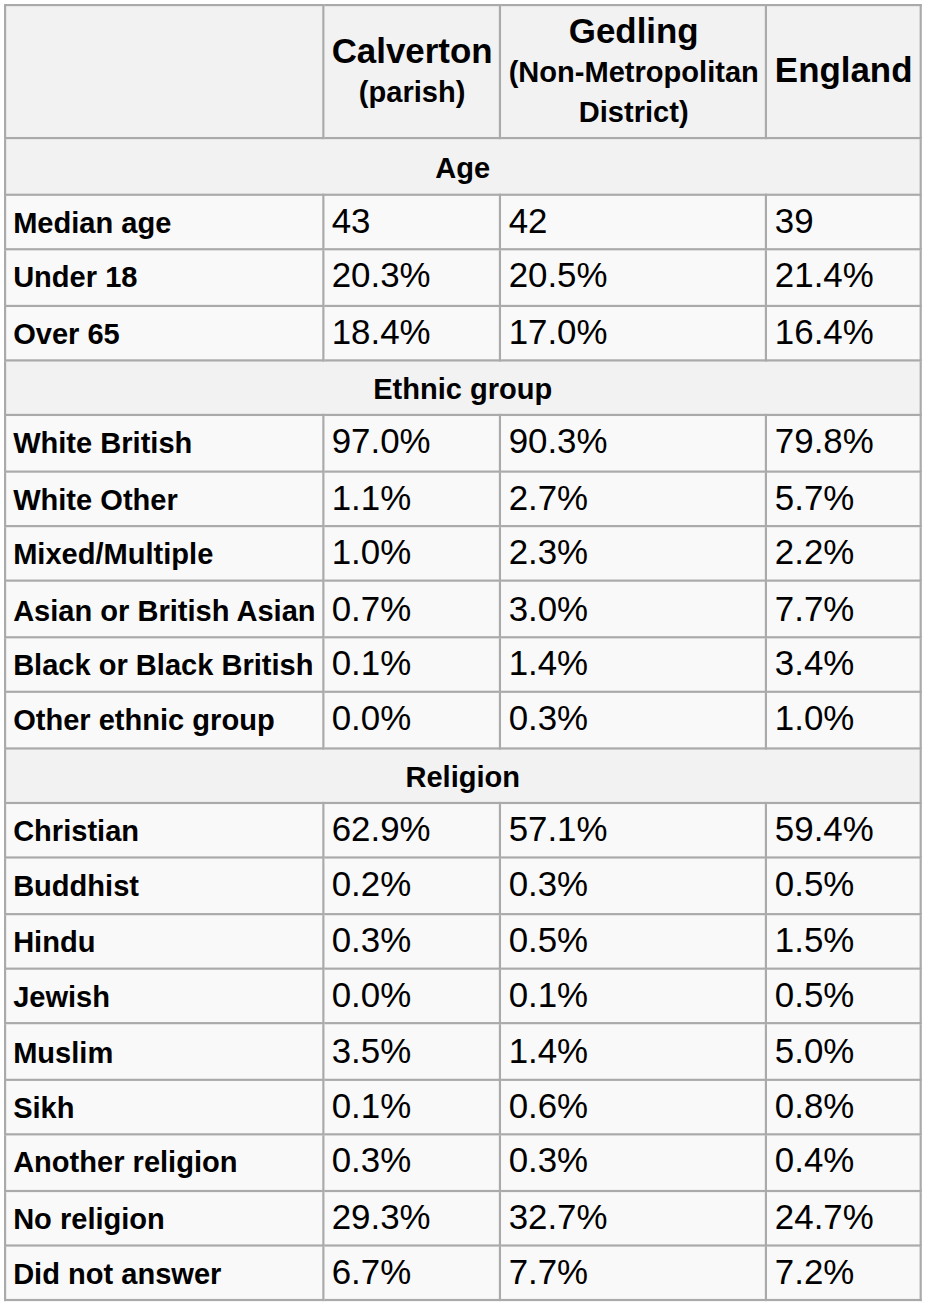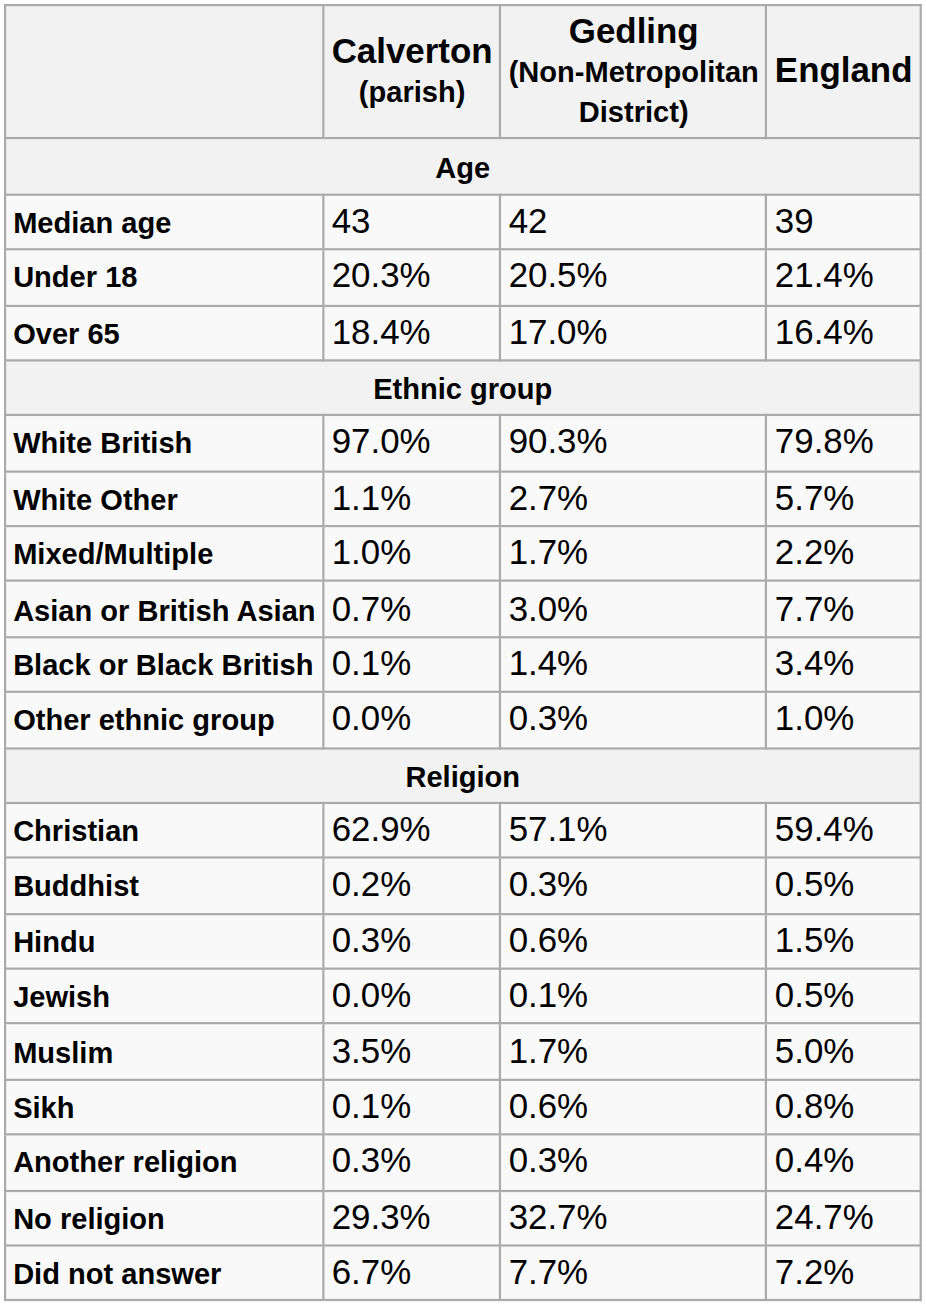(548, 553) 2.3% -> (548, 553) 1.7%
(548, 940) 0.5% -> (548, 940) 0.6%
(548, 1051) 1.4% -> (548, 1051) 1.7%
